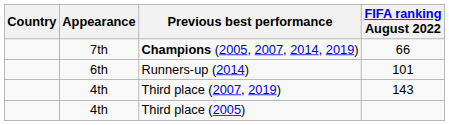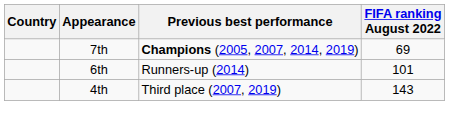(403, 49) 66 -> (403, 49) 69
- row: (193, 110)
